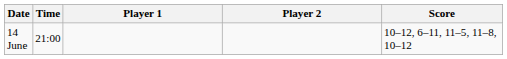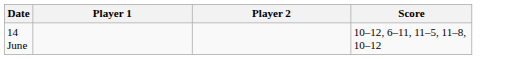- column: (48, 14)
